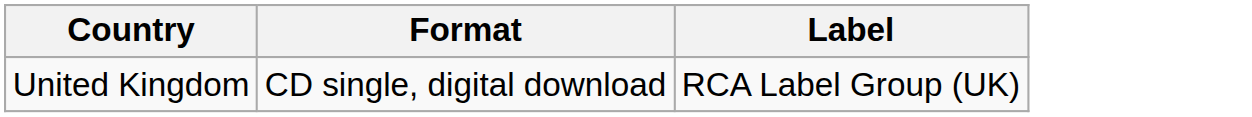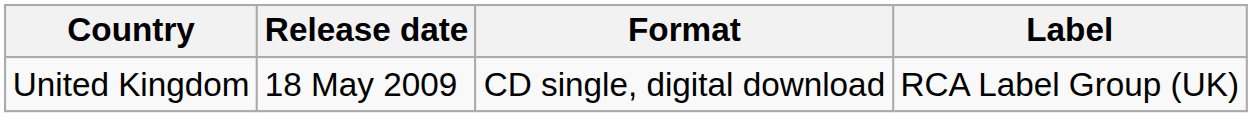+ column: (367, 30)
